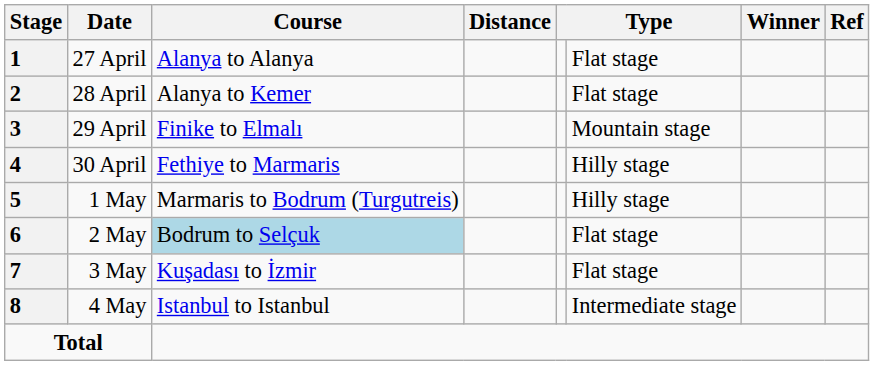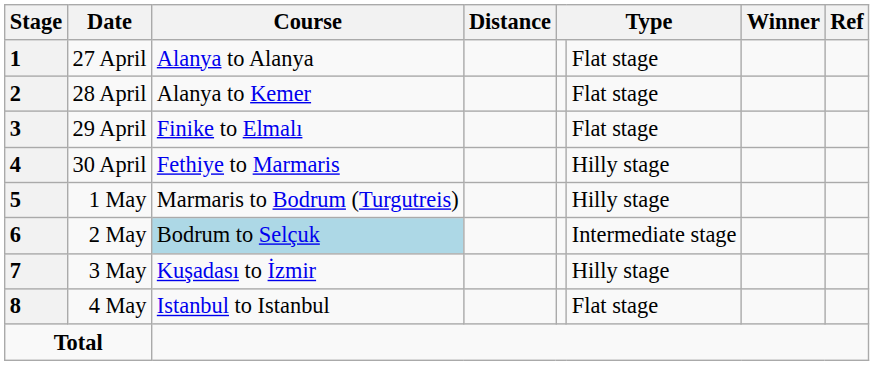(641, 128) Mountain stage -> (615, 128) Flat stage
(615, 235) Flat stage -> (654, 235) Intermediate stage
(615, 270) Flat stage -> (621, 270) Hilly stage
(654, 306) Intermediate stage -> (615, 306) Flat stage
